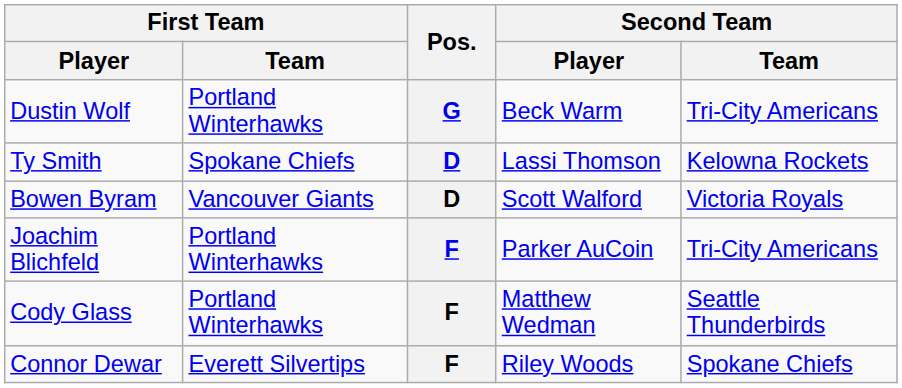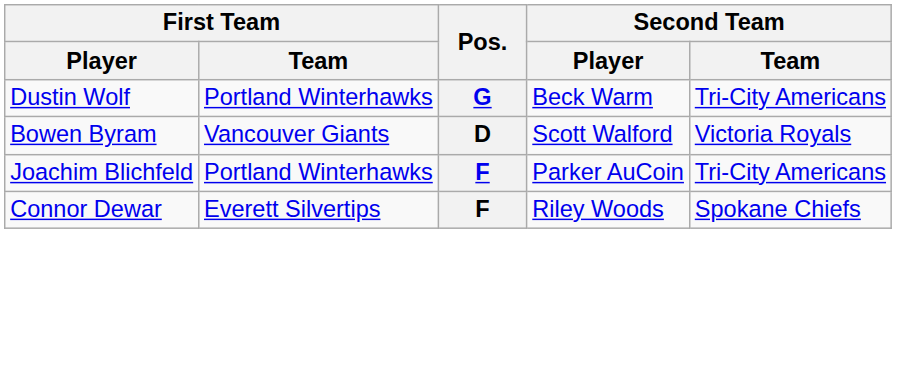- row: (56, 161)
- row: (71, 313)
